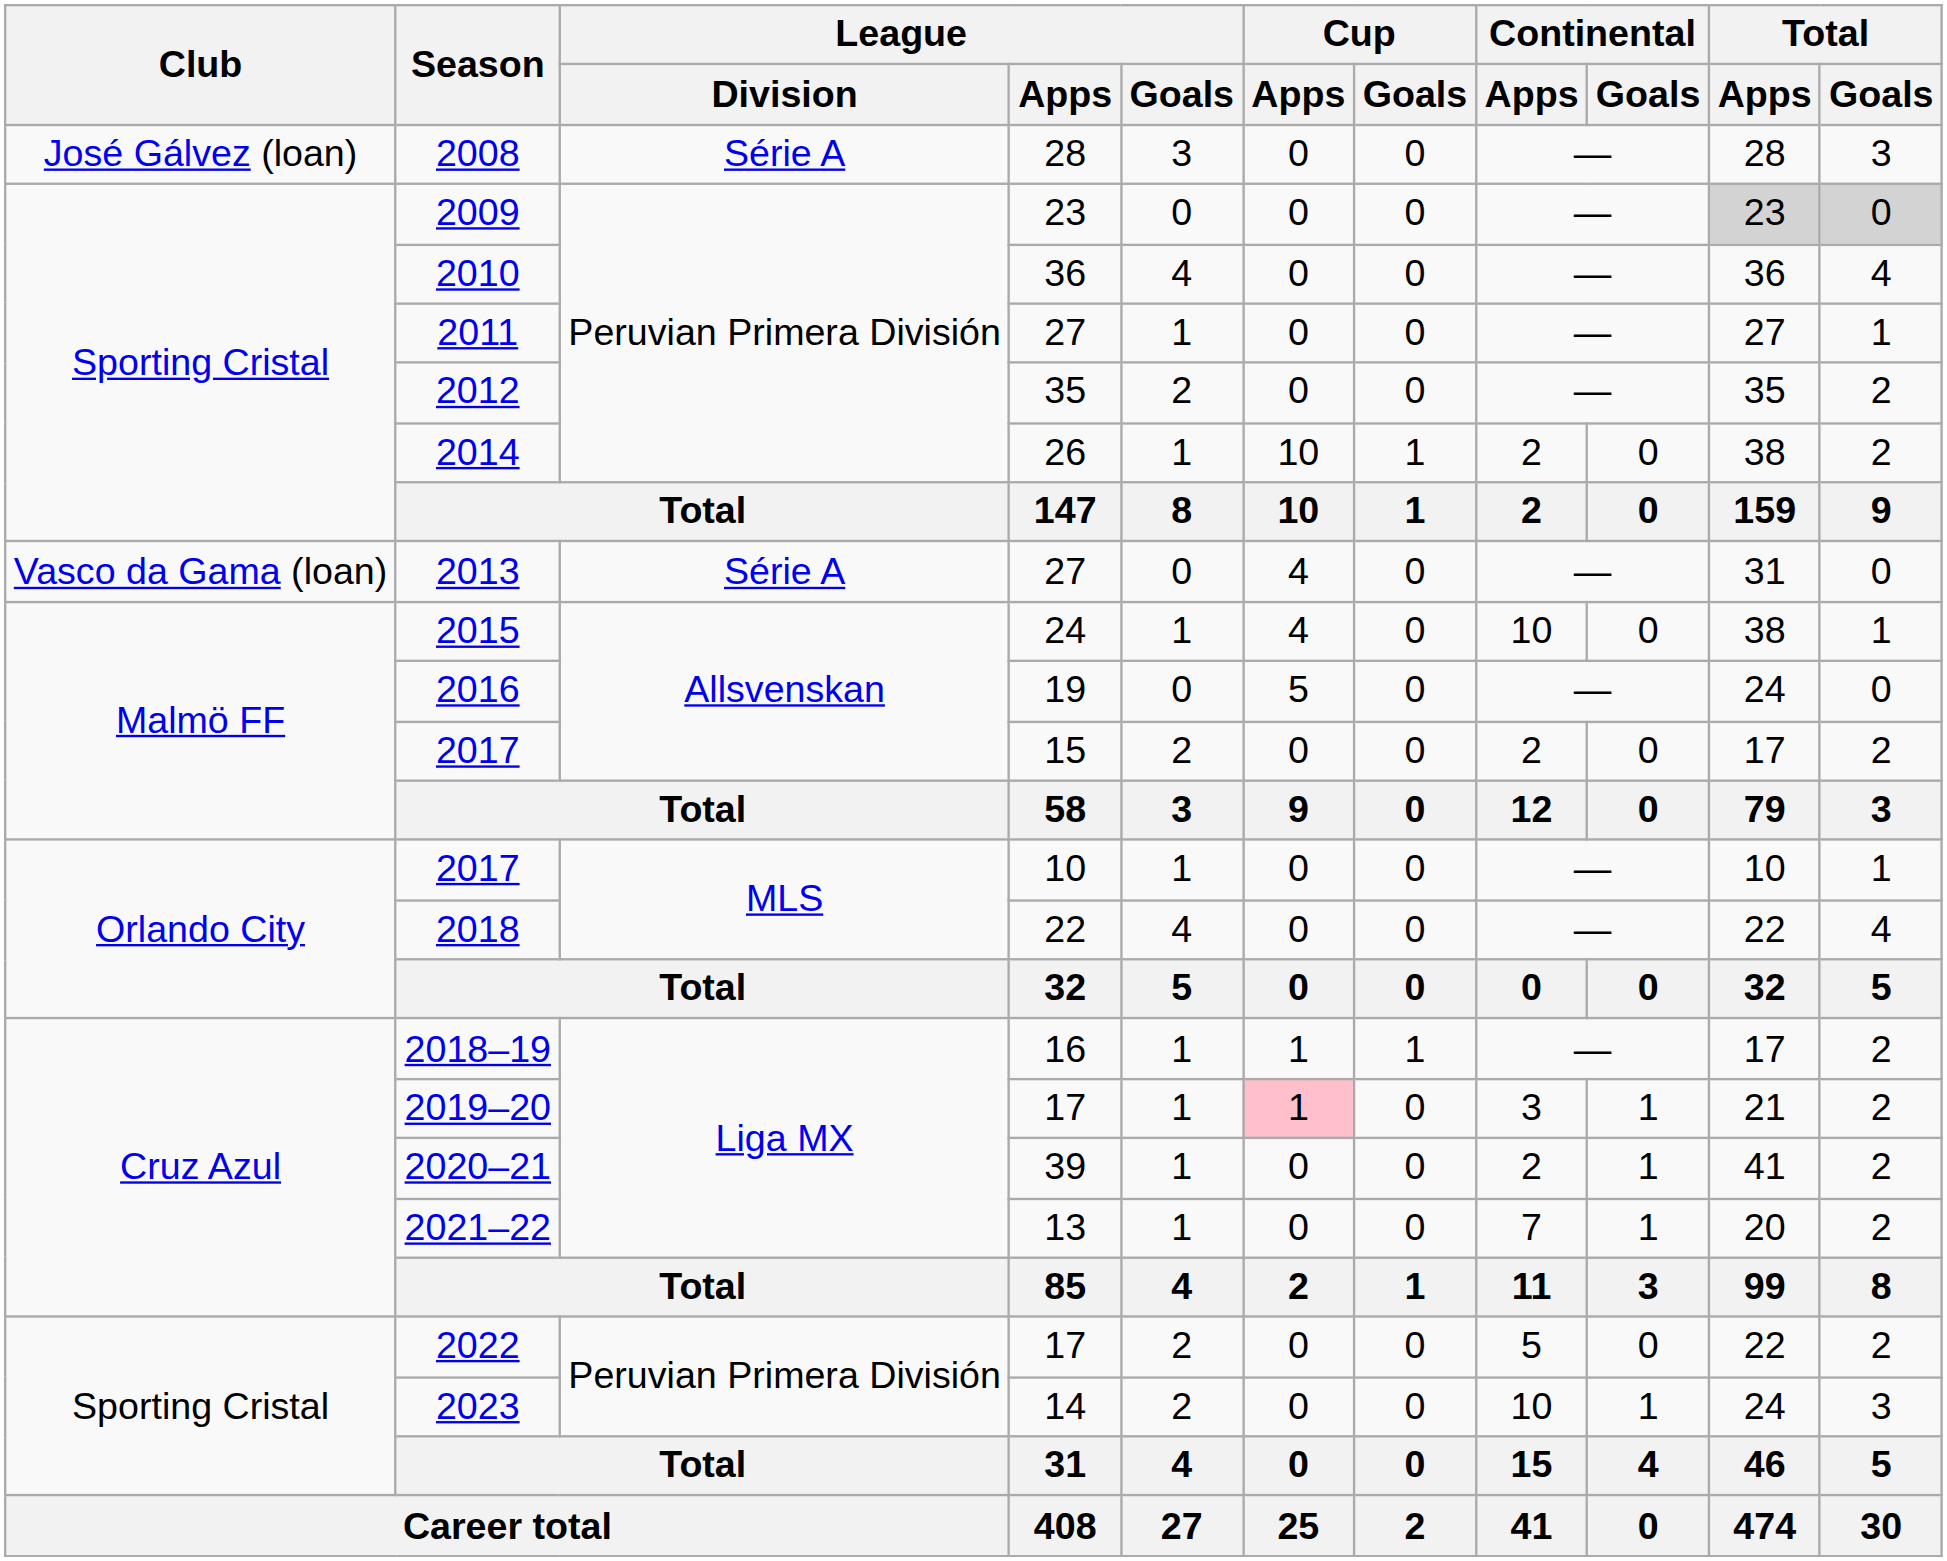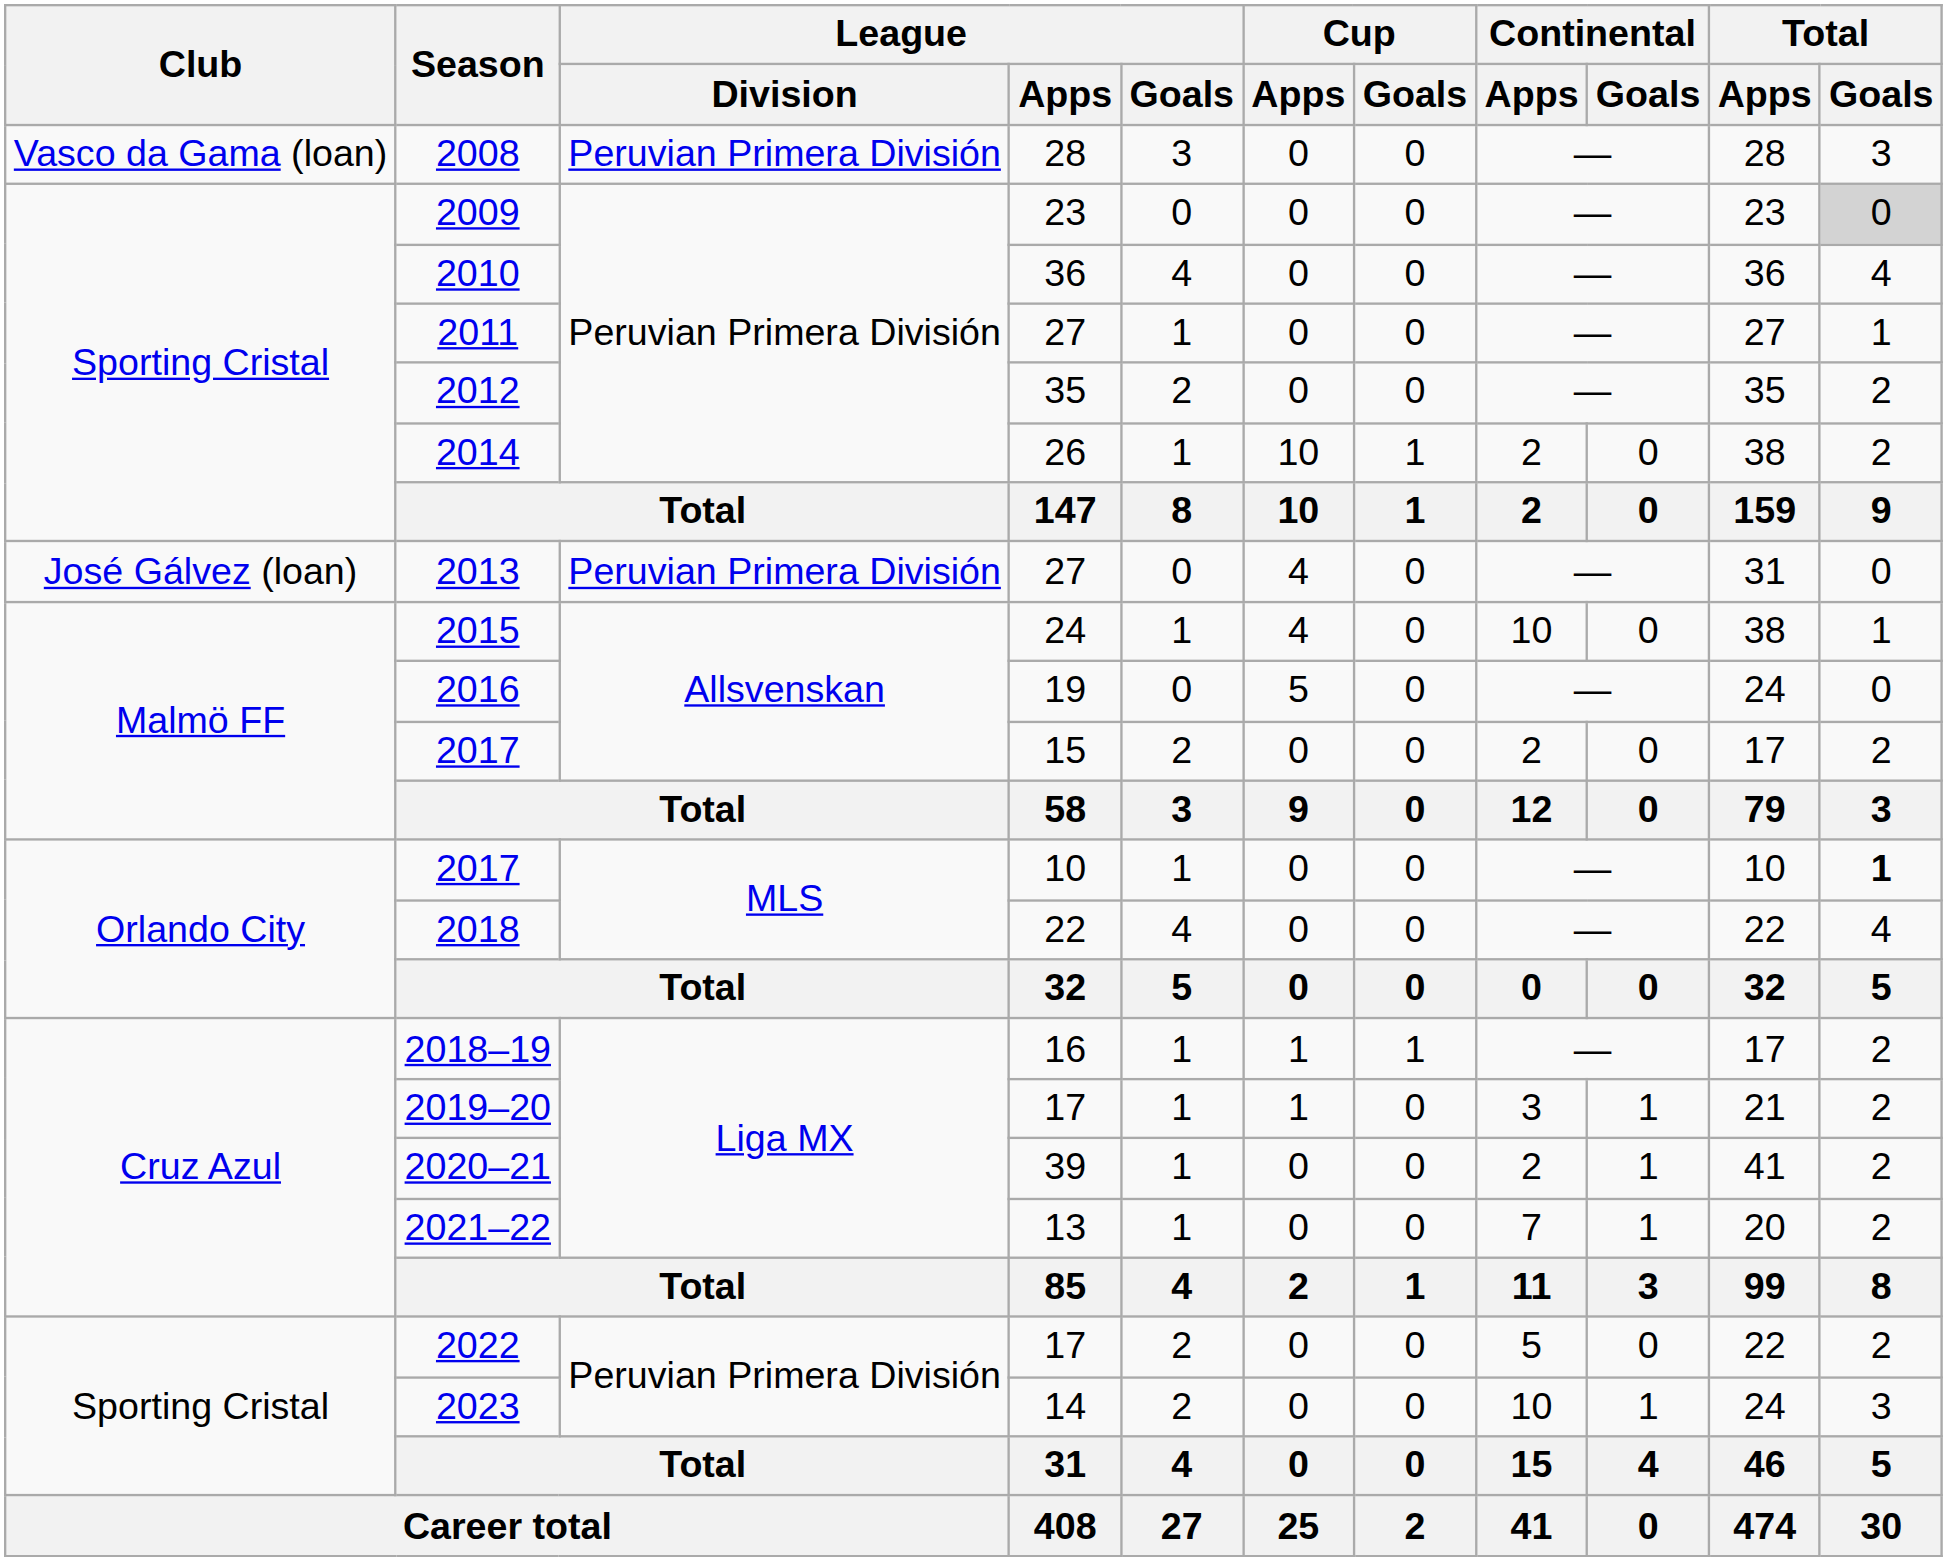(201, 153) José Gálvez (loan) -> (201, 153) Vasco da Gama (loan)
(785, 153) Série A -> (785, 153) Peruvian Primera División
(1765, 213) lightgrey background -> (1765, 213) no background
(201, 570) Vasco da Gama (loan) -> (201, 570) José Gálvez (loan)
(785, 570) Série A -> (785, 570) Peruvian Primera División
(1881, 869) normal -> (1881, 869) bold
(1298, 1107) pink background -> (1298, 1107) no background
